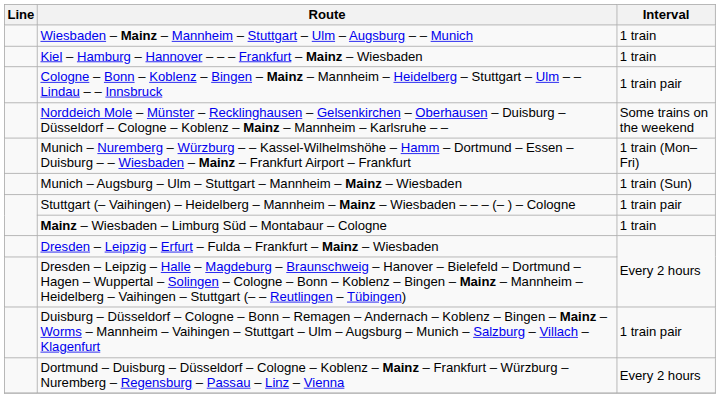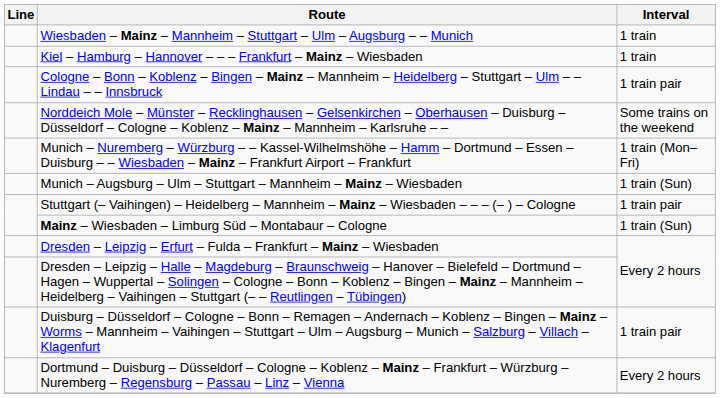(638, 225) 1 train -> (656, 225) 1 train (Sun)
